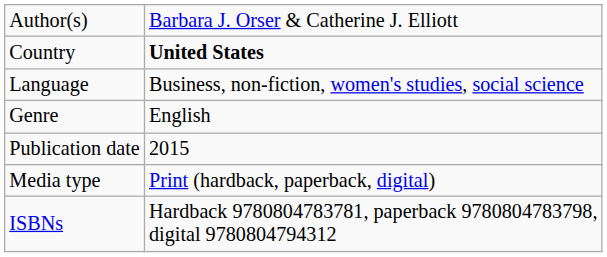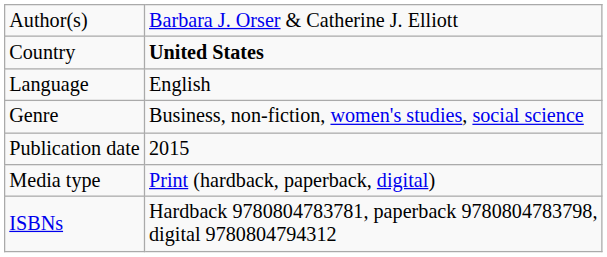(366, 84) Business, non-fiction, women's studies, social science -> (180, 84) English
(180, 116) English -> (366, 116) Business, non-fiction, women's studies, social science
